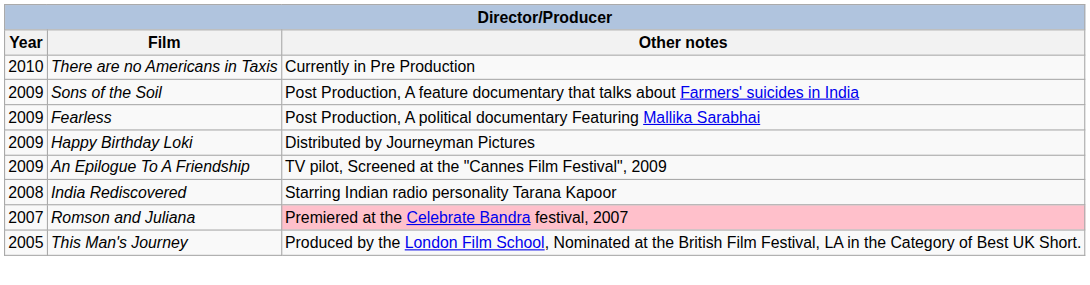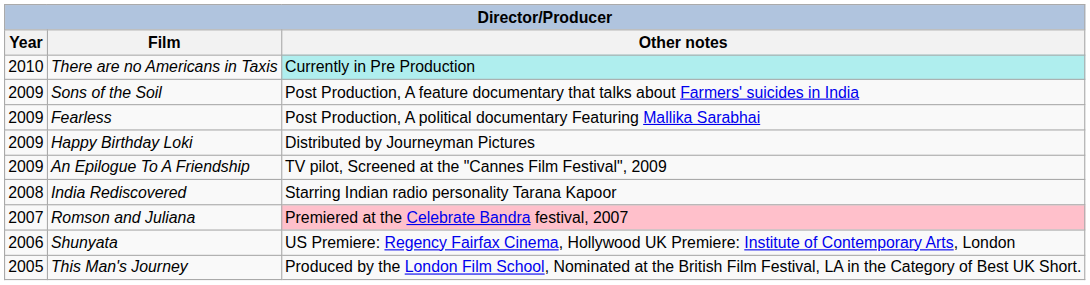(380, 68) no background -> (380, 68) paleturquoise background
+ row: (84, 243)
